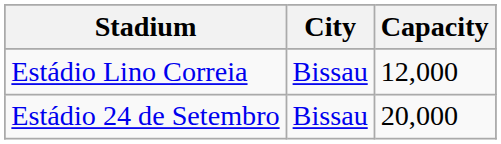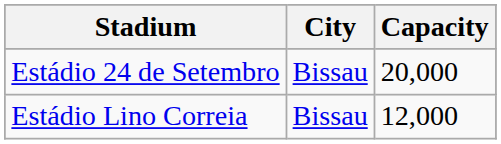rows swapped: (146, 116) <-> (129, 71)
